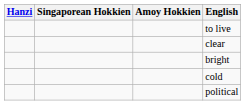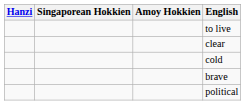- row: (217, 60)
+ row: (216, 76)
